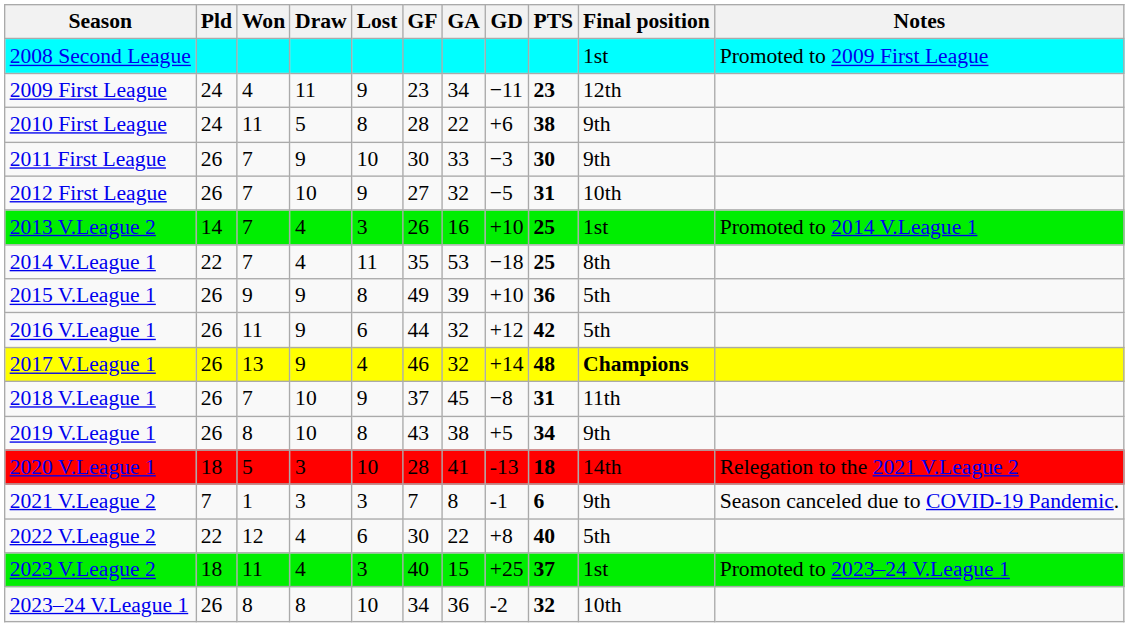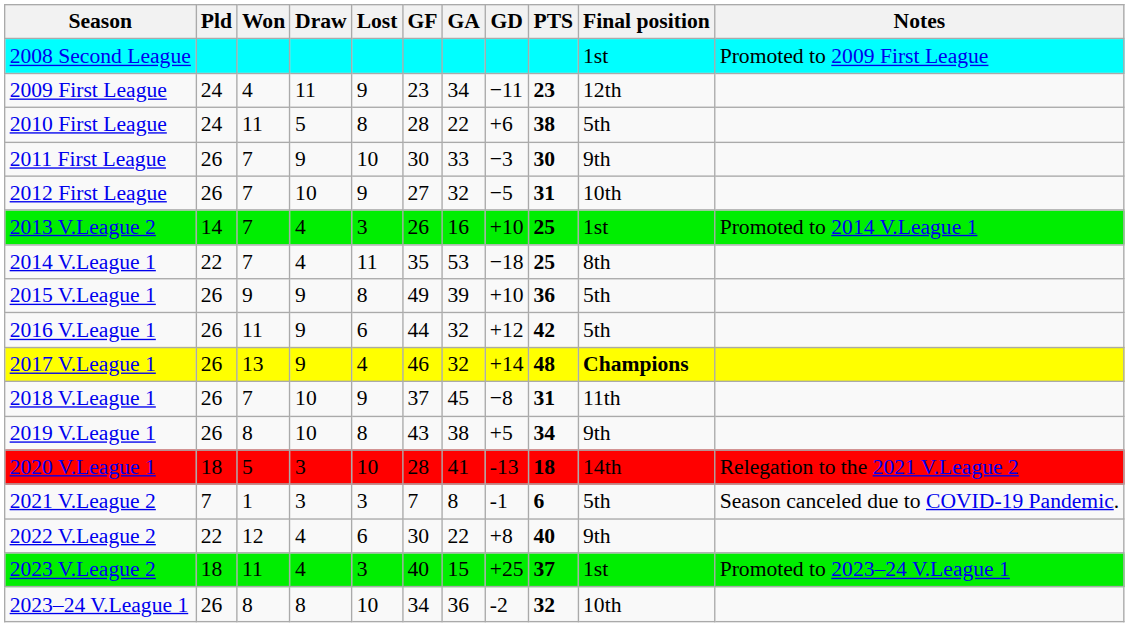(597, 124) 9th -> (597, 124) 5th
(597, 501) 9th -> (597, 501) 5th
(597, 535) 5th -> (597, 535) 9th
